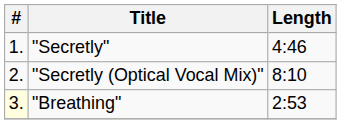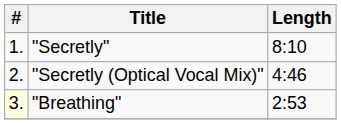(289, 47) 4:46 -> (289, 47) 8:10
(289, 75) 8:10 -> (289, 75) 4:46
